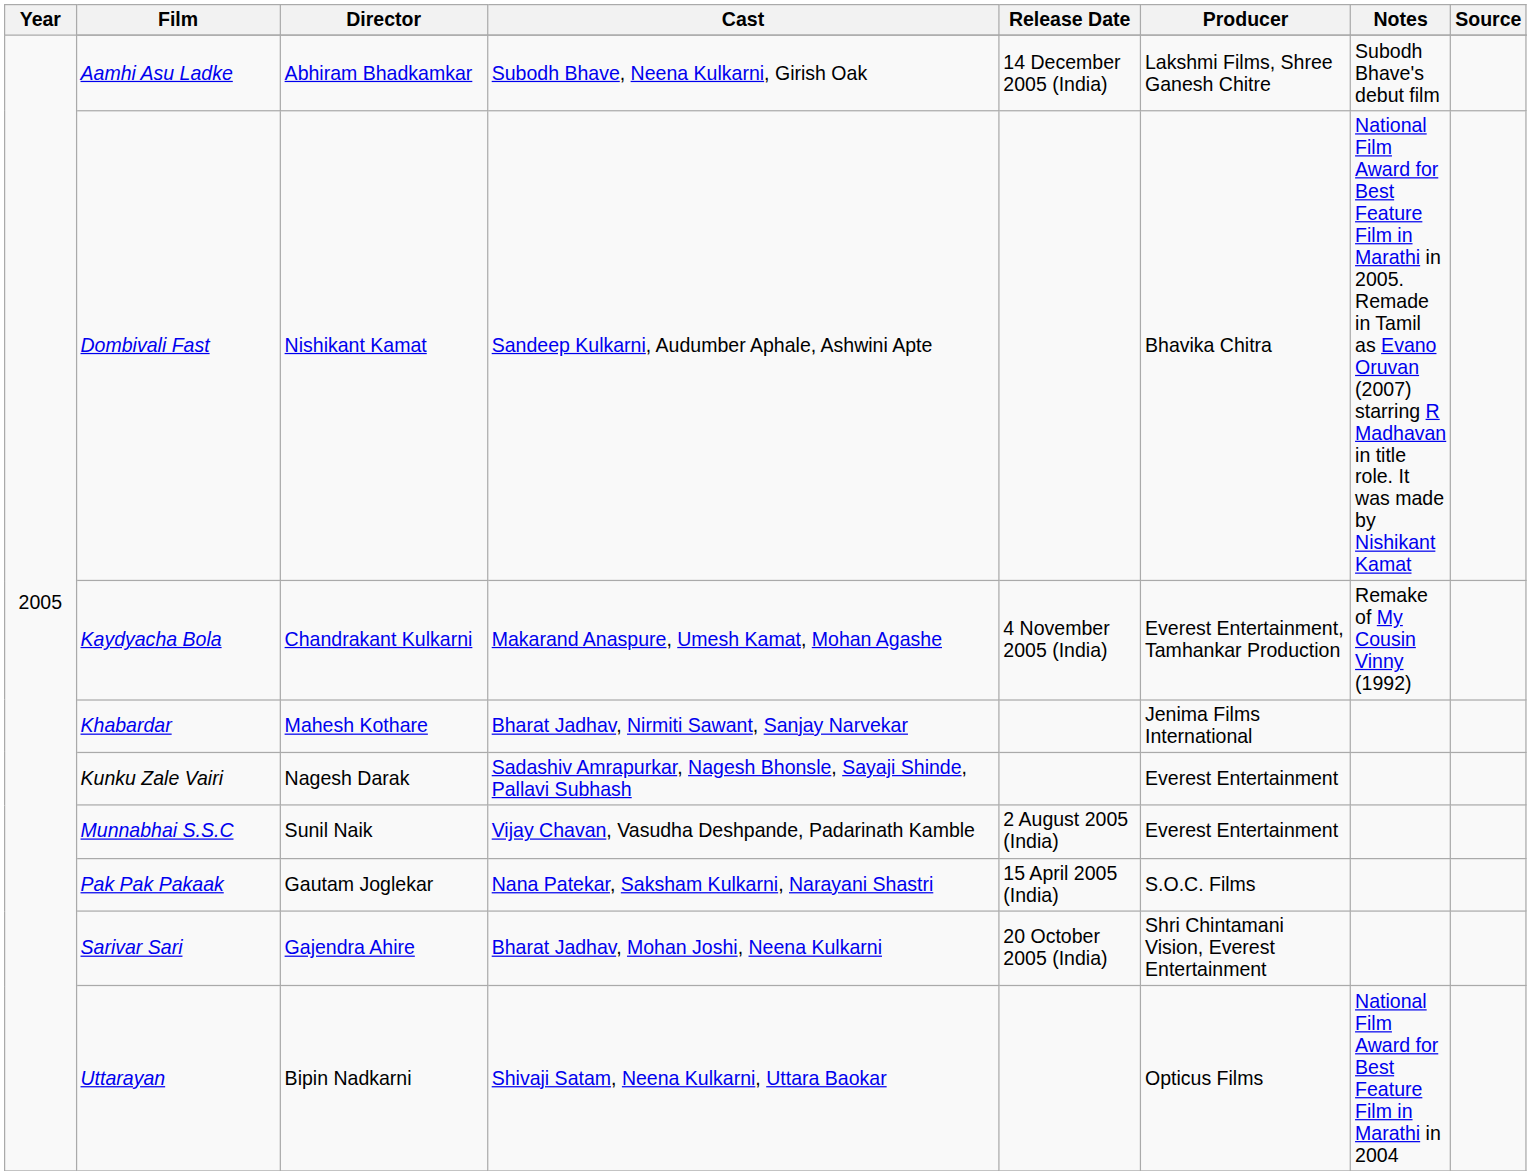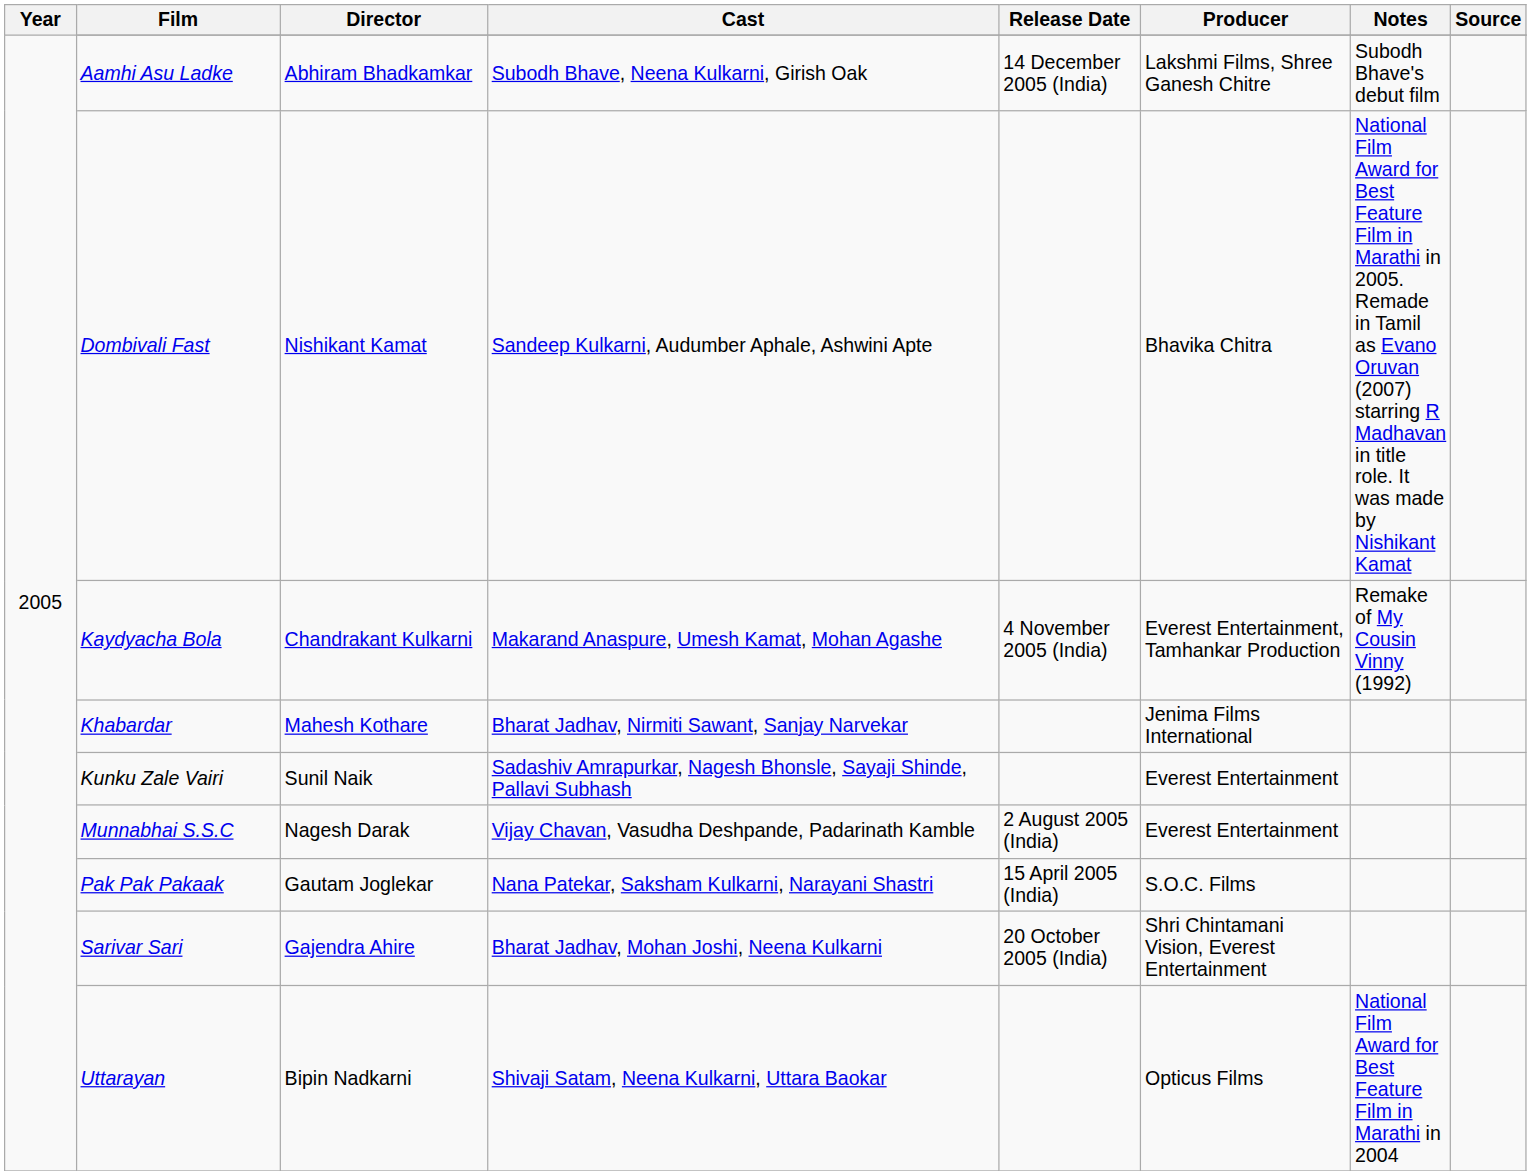(347, 778) Nagesh Darak -> (329, 778) Sunil Naik
(329, 831) Sunil Naik -> (347, 831) Nagesh Darak
